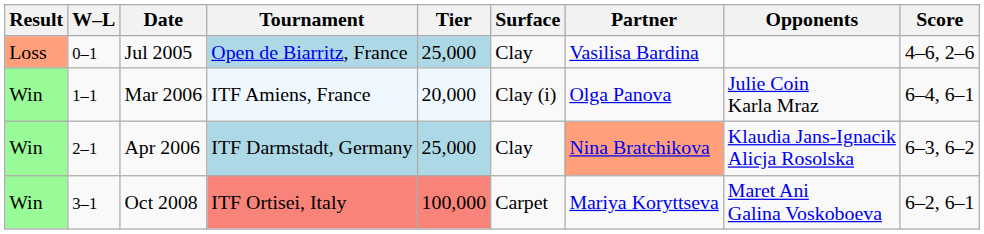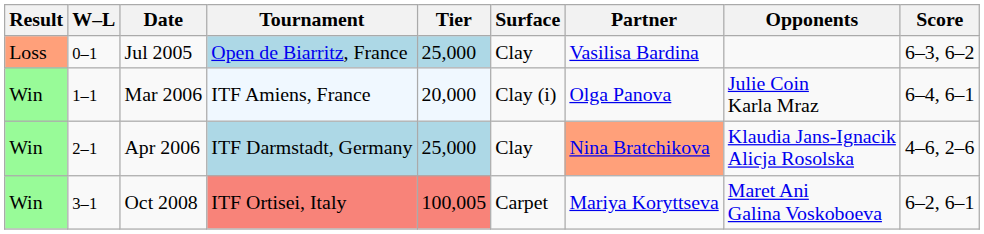(940, 51) 4–6, 2–6 -> (940, 51) 6–3, 6–2
(940, 148) 6–3, 6–2 -> (940, 148) 4–6, 2–6
(454, 201) 100,000 -> (454, 201) 100,005
